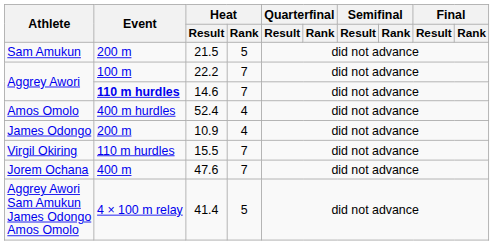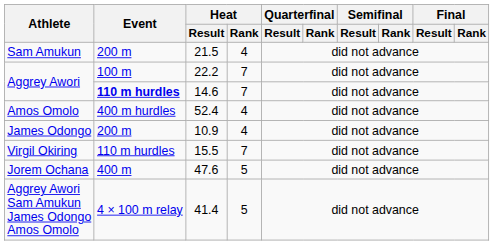(244, 53) 5 -> (244, 53) 4
(244, 170) 7 -> (244, 170) 5
